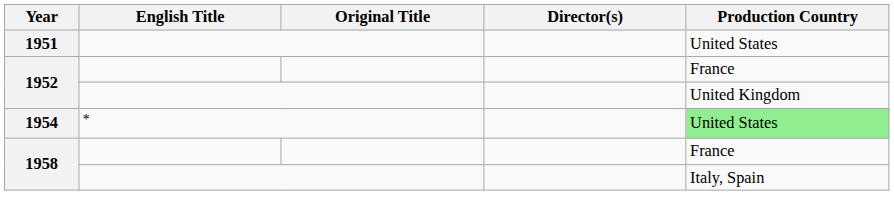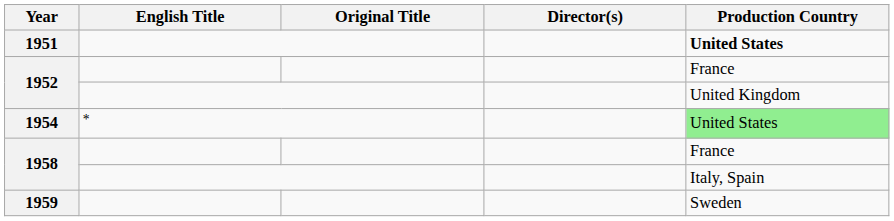(734, 43) normal -> (737, 43) bold
+ row: (42, 203)
